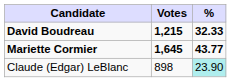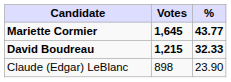rows swapped: (52, 49) <-> (51, 31)
(209, 67) paleturquoise background -> (209, 67) no background
